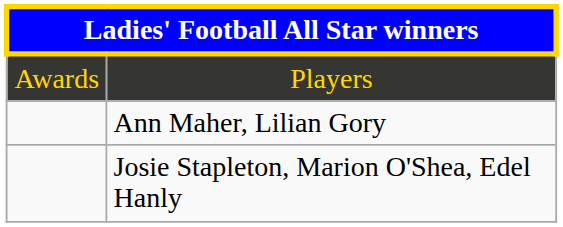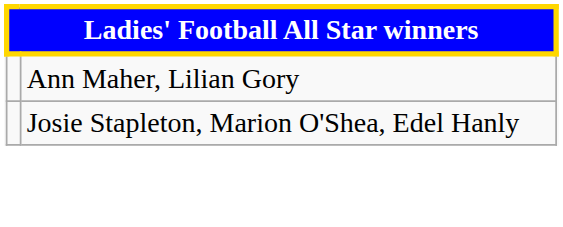- row: (331, 78)
